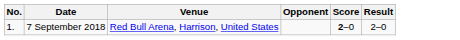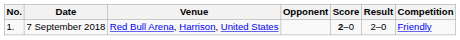+ column: (426, 12)
